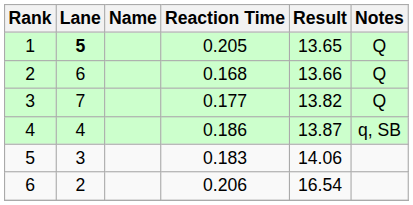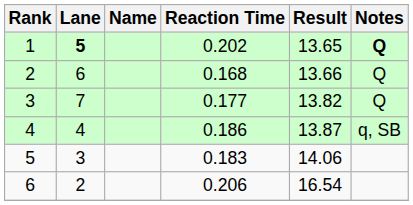(225, 46) 0.205 -> (225, 46) 0.202
(379, 46) normal -> (379, 46) bold
